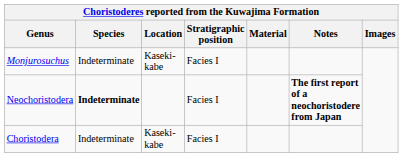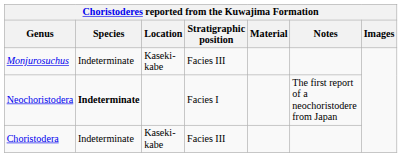(203, 61) Facies I -> (206, 61) Facies III
(326, 100) bold -> (324, 100) normal
(203, 138) Facies I -> (206, 138) Facies III
